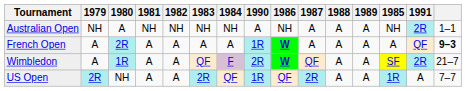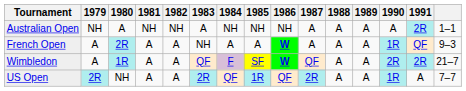columns swapped: (393, 12) <-> (258, 12)
(203, 28) NH -> (203, 28) A
(203, 44) A -> (203, 44) NH
(447, 44) bold -> (447, 44) normal
